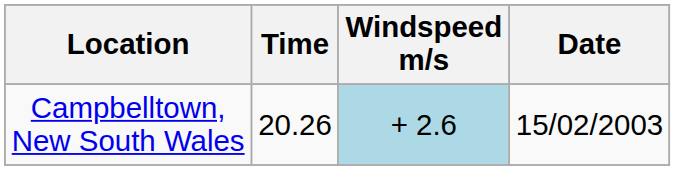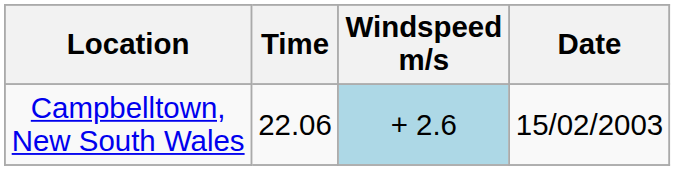(295, 124) 20.26 -> (295, 124) 22.06
